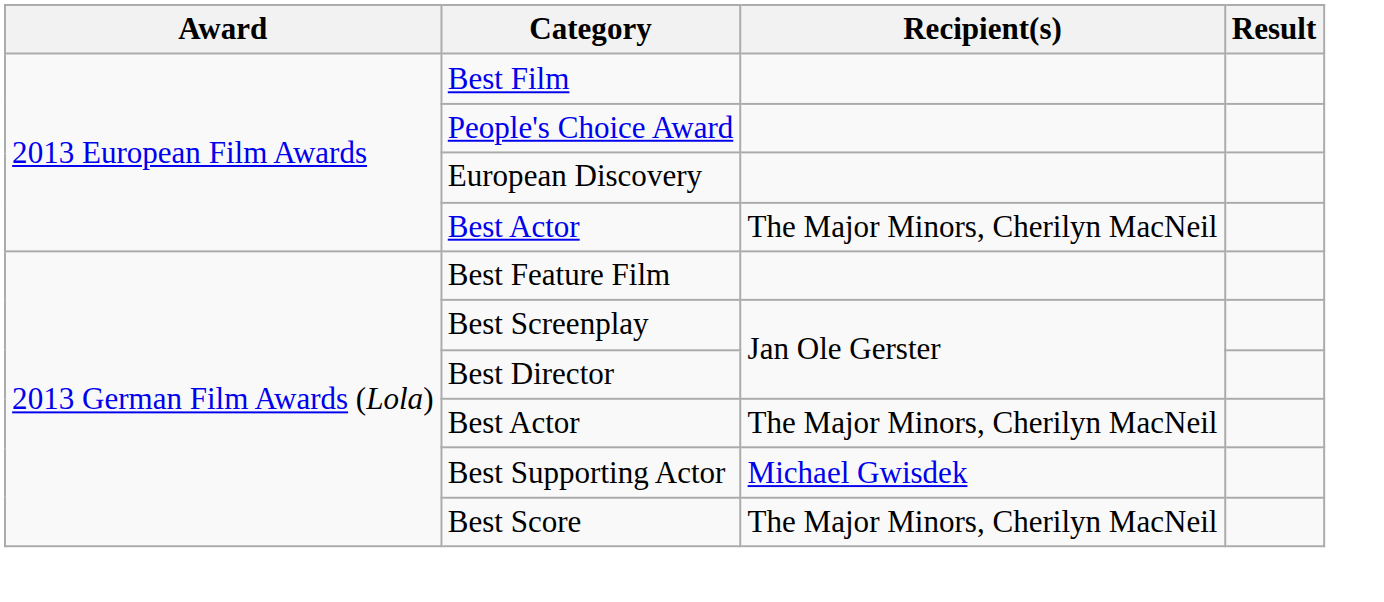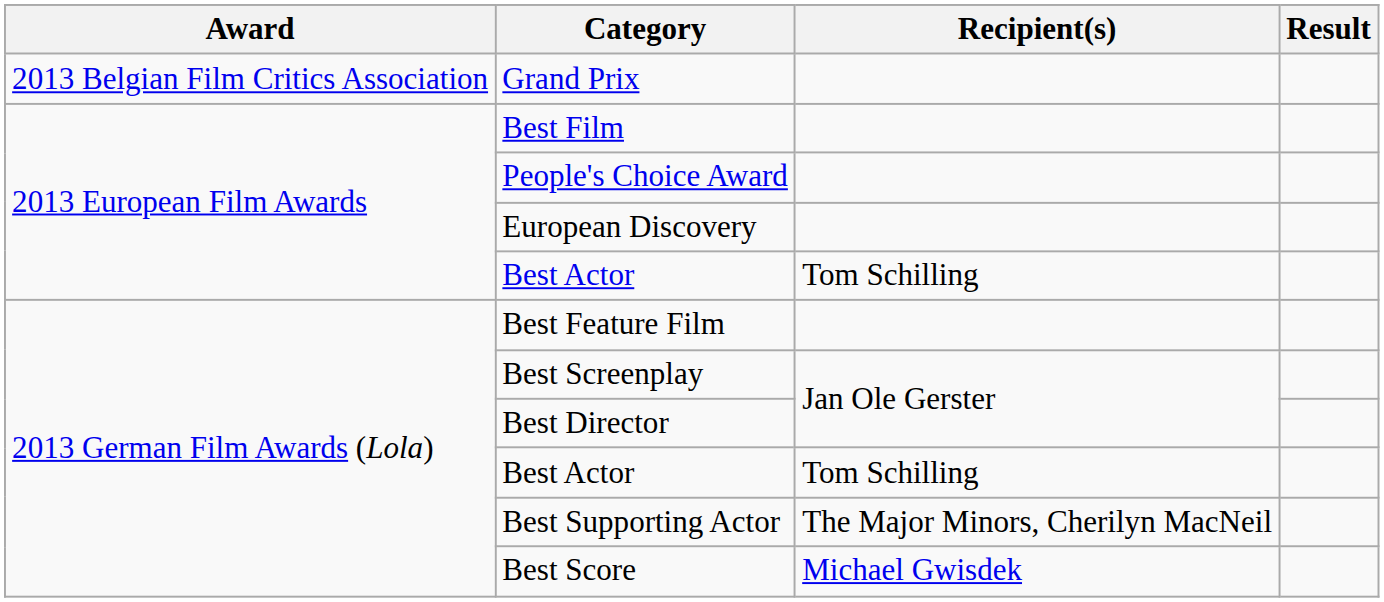+ row: (250, 78)
(983, 226) The Major Minors, Cherilyn MacNeil -> (890, 275) Tom Schilling
(983, 422) The Major Minors, Cherilyn MacNeil -> (890, 472) Tom Schilling
(858, 472) Michael Gwisdek -> (1037, 521) The Major Minors, Cherilyn MacNeil
(983, 521) The Major Minors, Cherilyn MacNeil -> (912, 570) Michael Gwisdek
